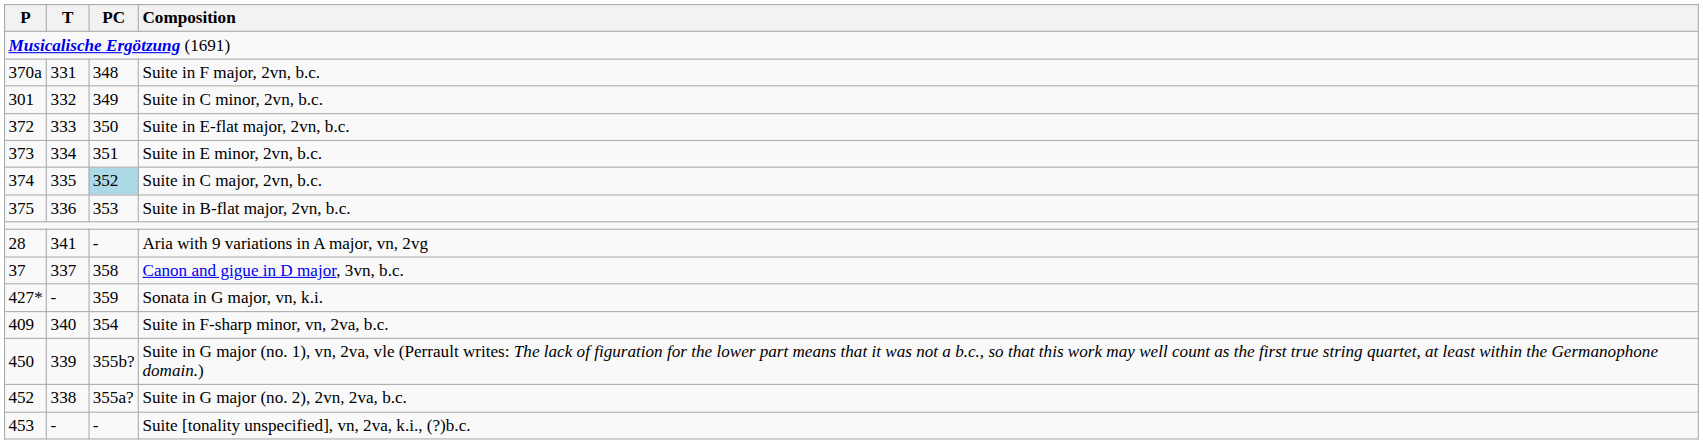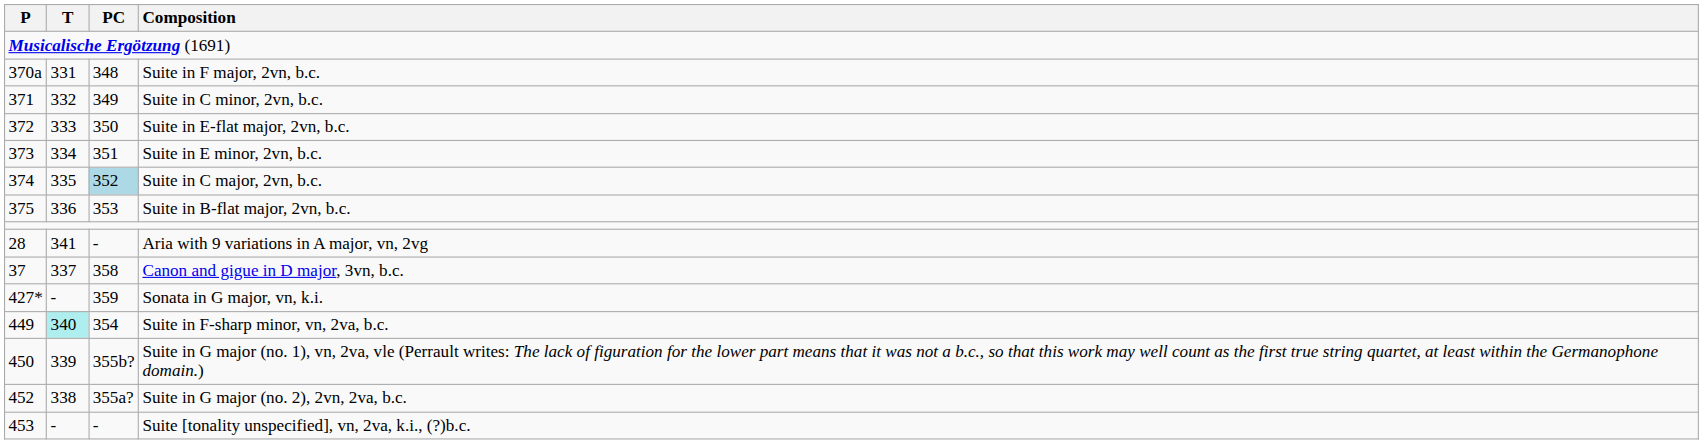(21, 99) 301 -> (21, 99) 371
(21, 324) 409 -> (21, 324) 449
(63, 324) no background -> (63, 324) paleturquoise background
